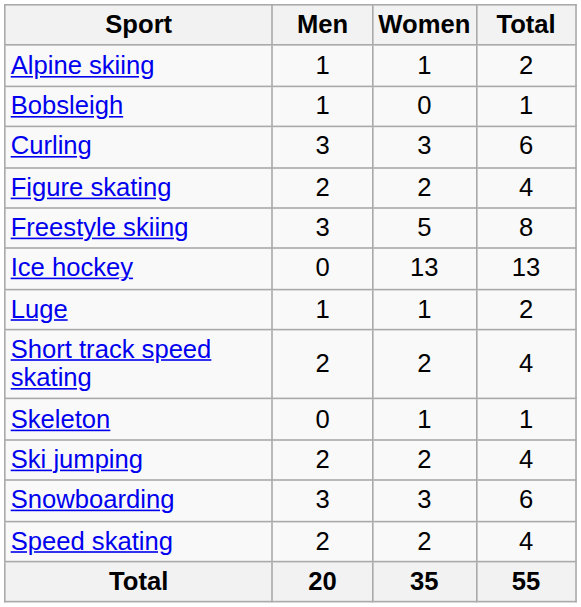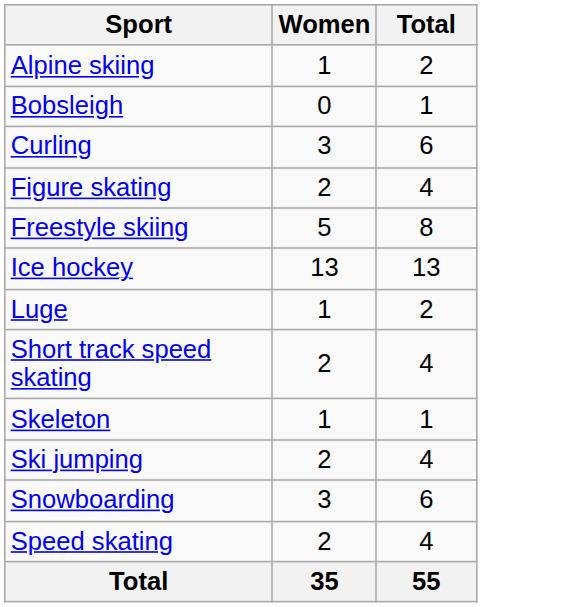- column: (322, 24)
